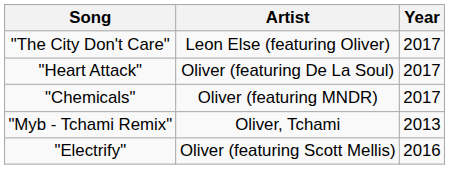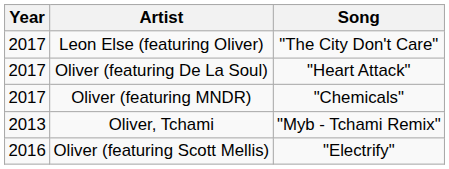columns swapped: (422, 17) <-> (90, 17)
